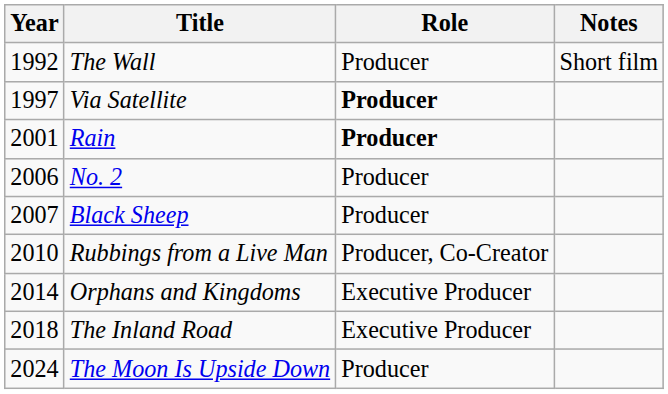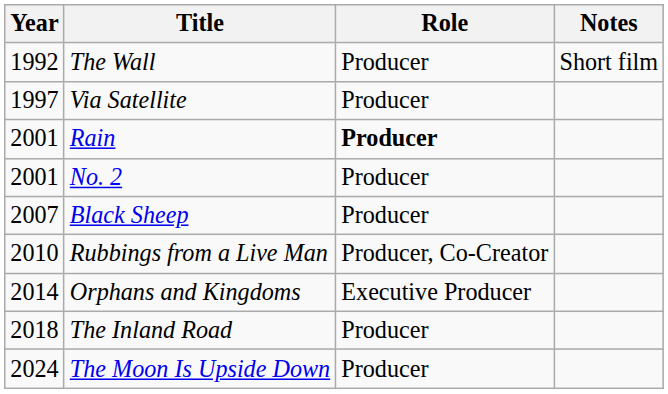(389, 100) bold -> (385, 100) normal
(34, 176) 2006 -> (34, 176) 2001
(436, 330) Executive Producer -> (385, 330) Producer
